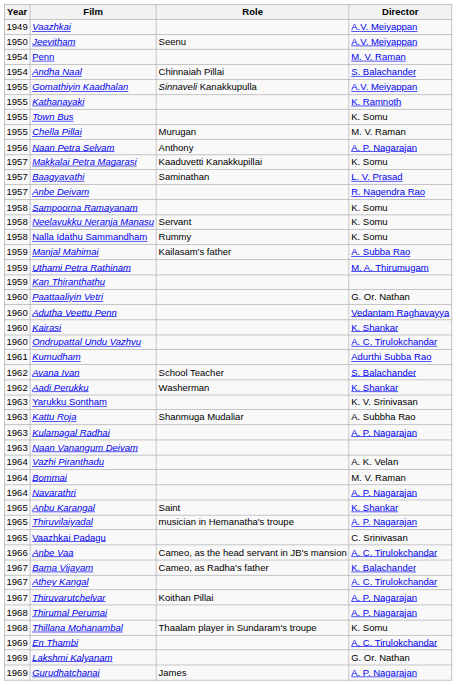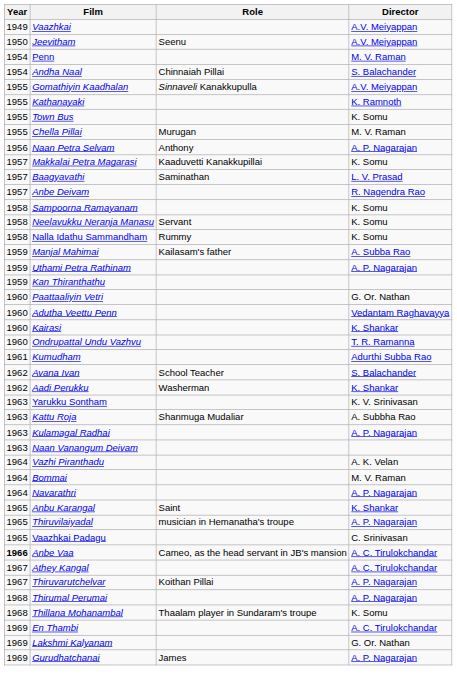(390, 267) M. A. Thirumugam -> (384, 267) A. P. Nagarajan
(394, 343) A. C. Tirulokchandar -> (383, 343) T. R. Ramanna
(17, 553) normal -> (17, 553) bold
- row: (63, 568)
